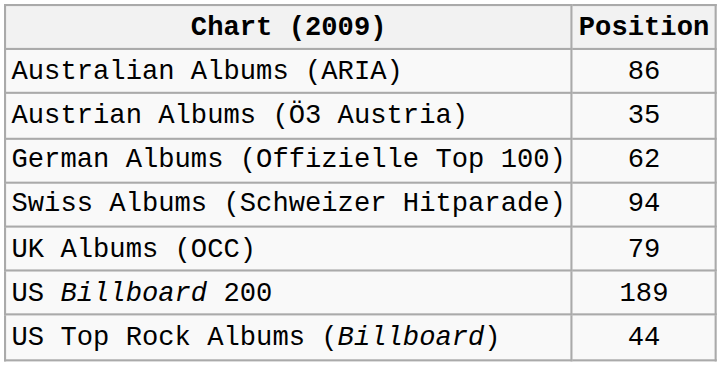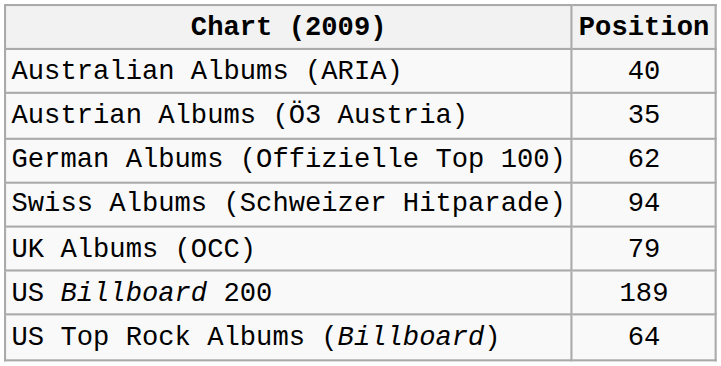(644, 71) 86 -> (644, 71) 40
(644, 337) 44 -> (644, 337) 64
